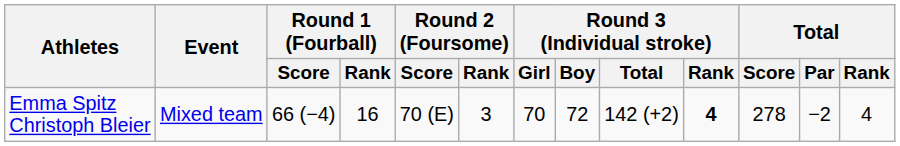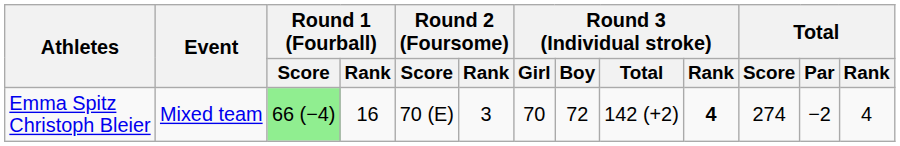(304, 115) no background -> (304, 115) lightgreen background
(769, 115) 278 -> (769, 115) 274
